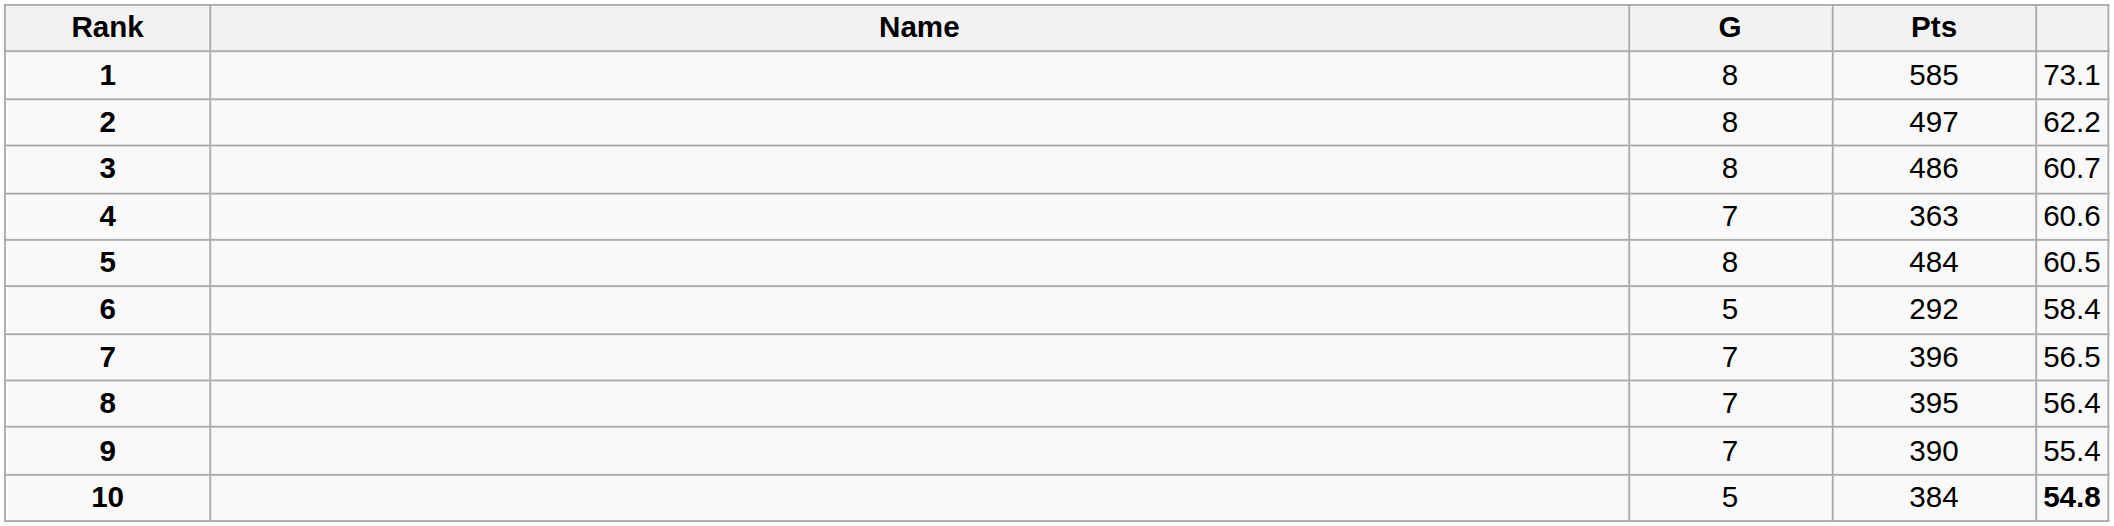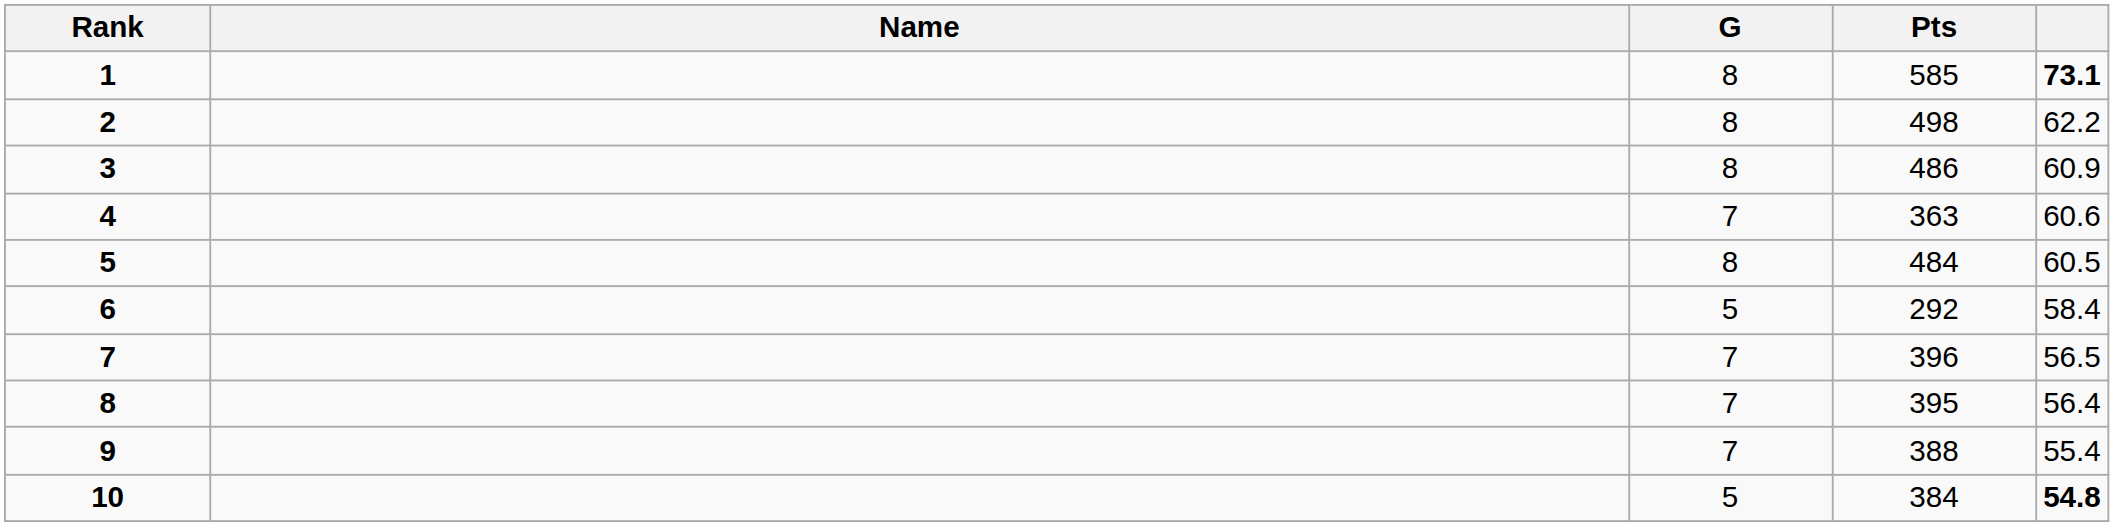(2072, 74) normal -> (2072, 74) bold
(1934, 121) 497 -> (1934, 121) 498
(2072, 168) 60.7 -> (2072, 168) 60.9
(1934, 450) 390 -> (1934, 450) 388
